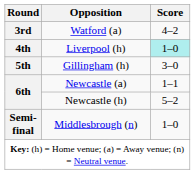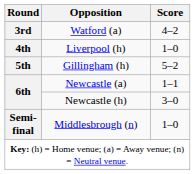(170, 48) paleturquoise background -> (170, 48) no background
(170, 65) 3–0 -> (170, 65) 5–2
(170, 100) 5–2 -> (170, 100) 3–0
